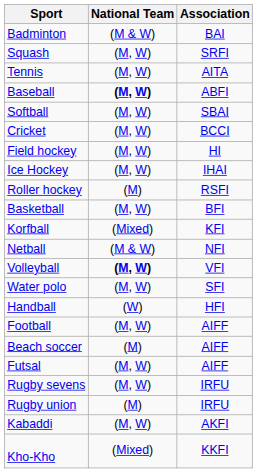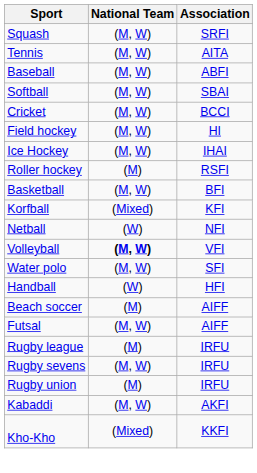- row: (37, 33)
(133, 92) bold -> (133, 72) normal
(133, 248) (M & W) -> (133, 229) (W)
- row: (29, 326)
+ row: (45, 346)
